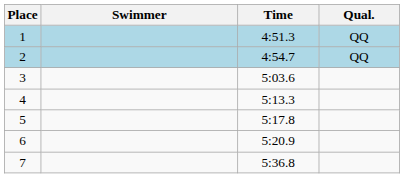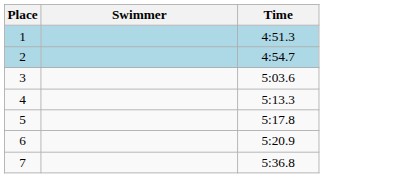- column: (359, 15)
